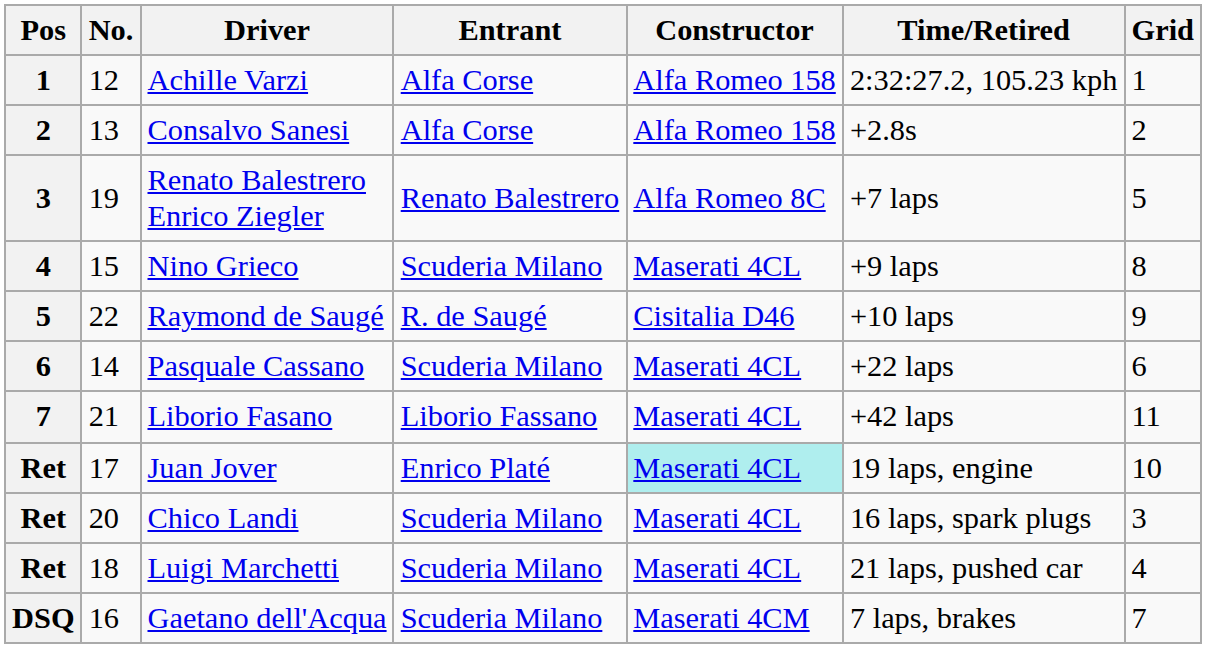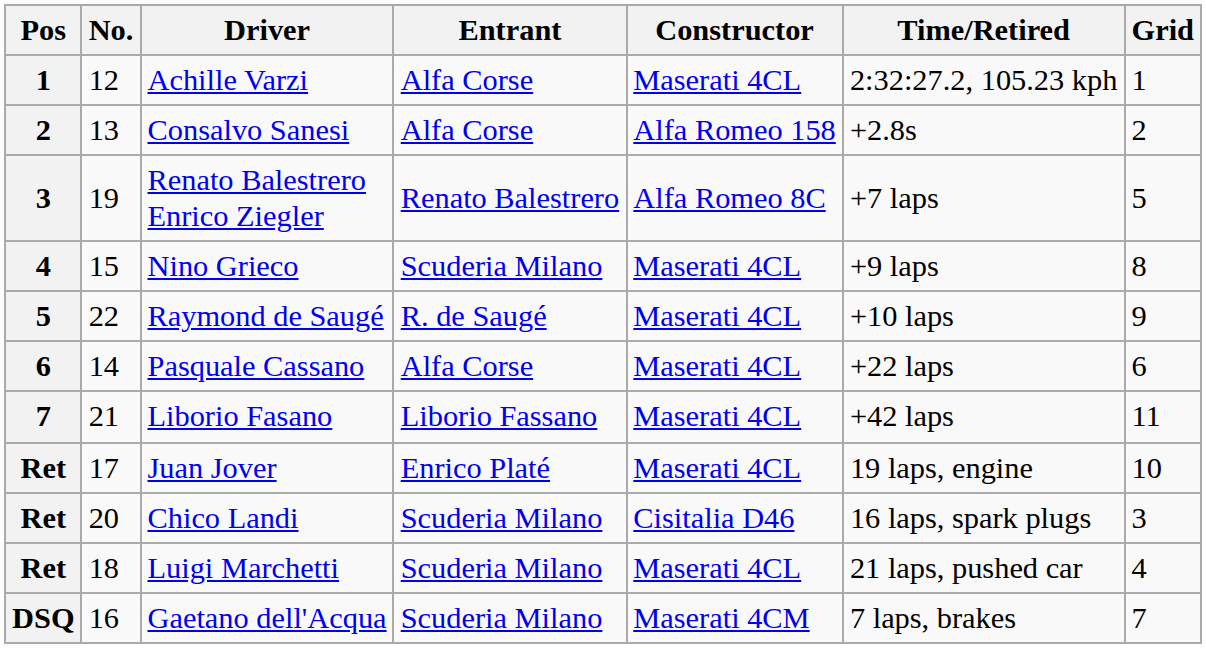(735, 79) Alfa Romeo 158 -> (717, 79) Maserati 4CL
(714, 316) Cisitalia D46 -> (717, 316) Maserati 4CL
(502, 366) Scuderia Milano -> (467, 366) Alfa Corse
(717, 466) paleturquoise background -> (717, 466) no background
(717, 516) Maserati 4CL -> (714, 516) Cisitalia D46
